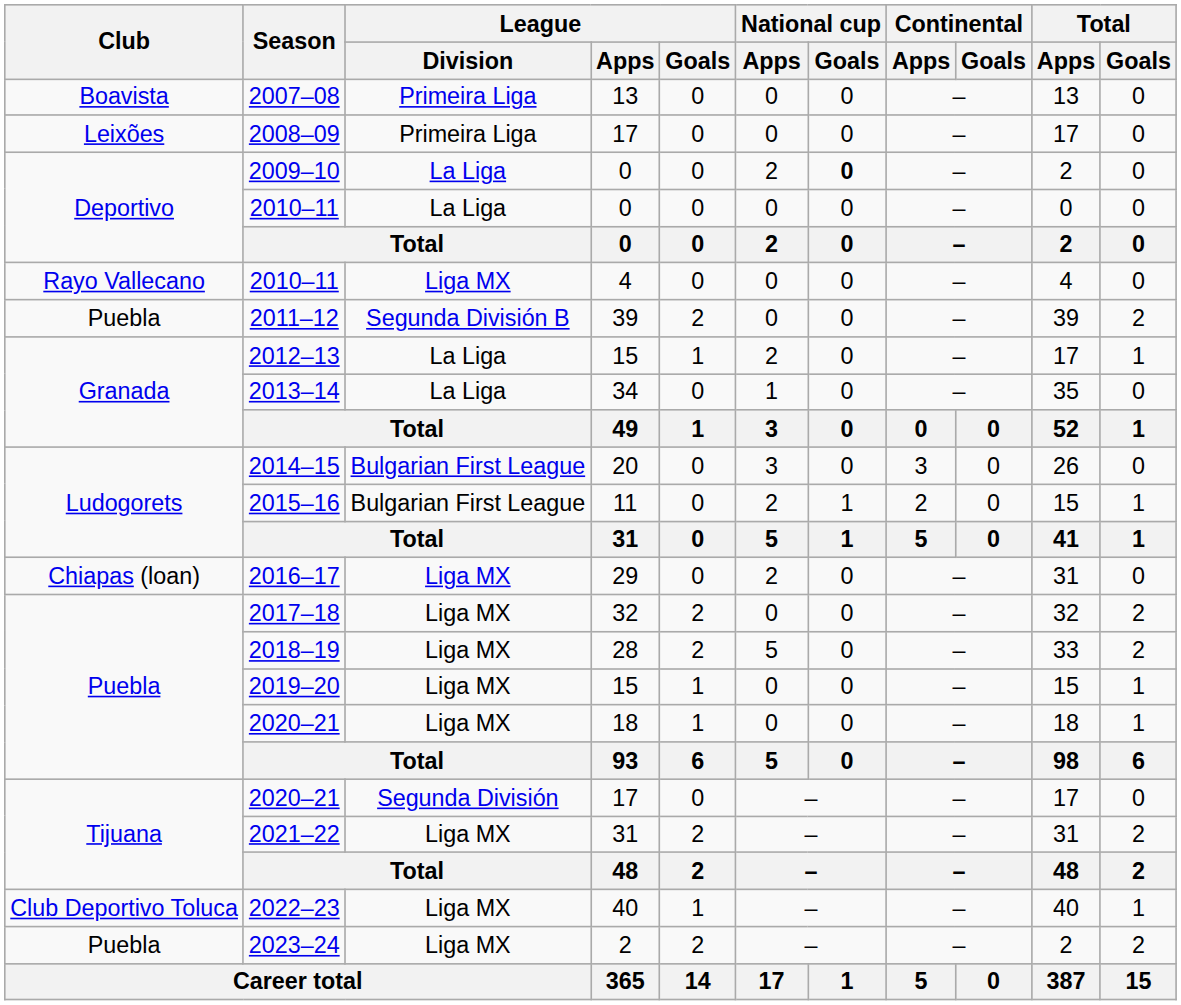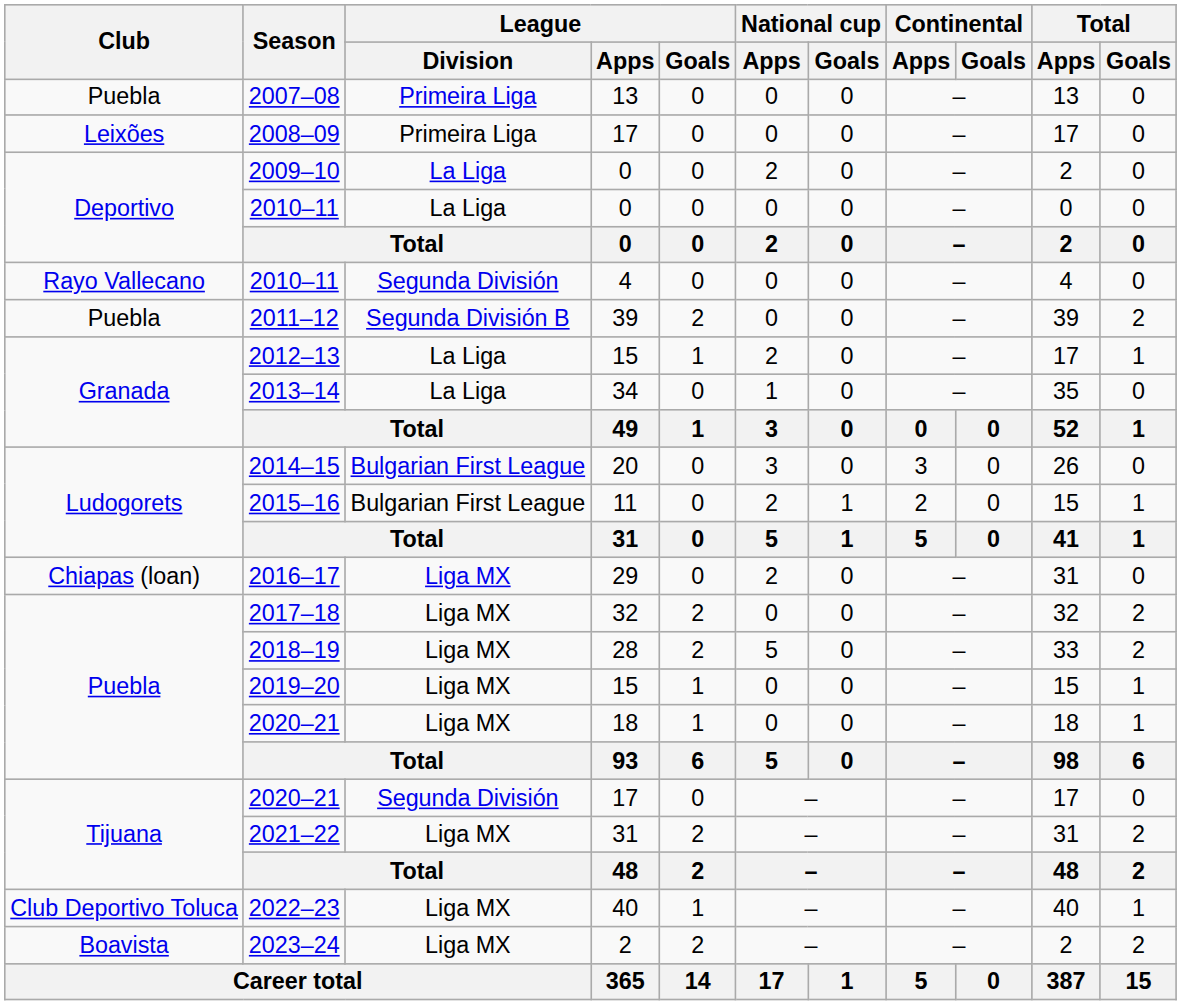(124, 97) Boavista -> (124, 97) Puebla
(847, 171) bold -> (847, 171) normal
(468, 282) Liga MX -> (468, 282) Segunda División
(124, 945) Puebla -> (124, 945) Boavista
